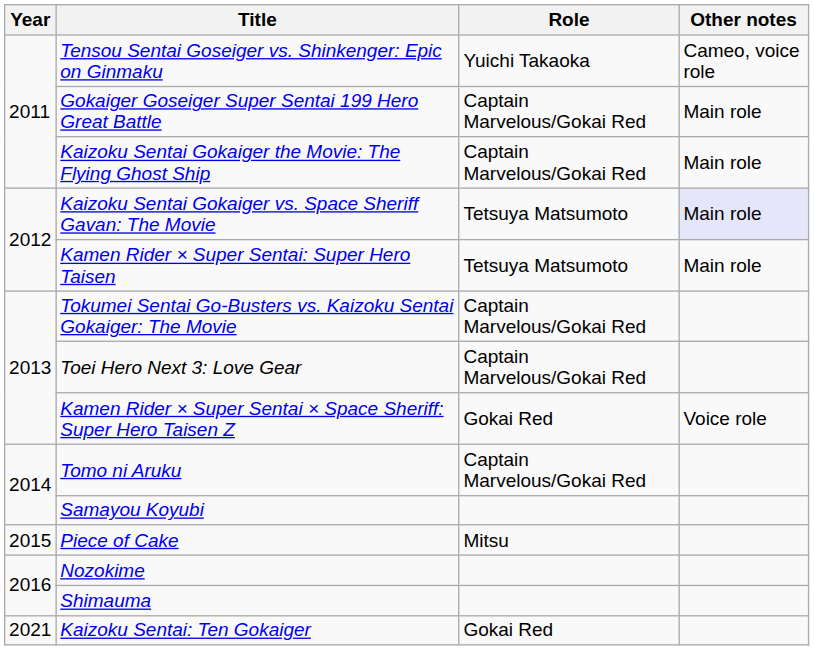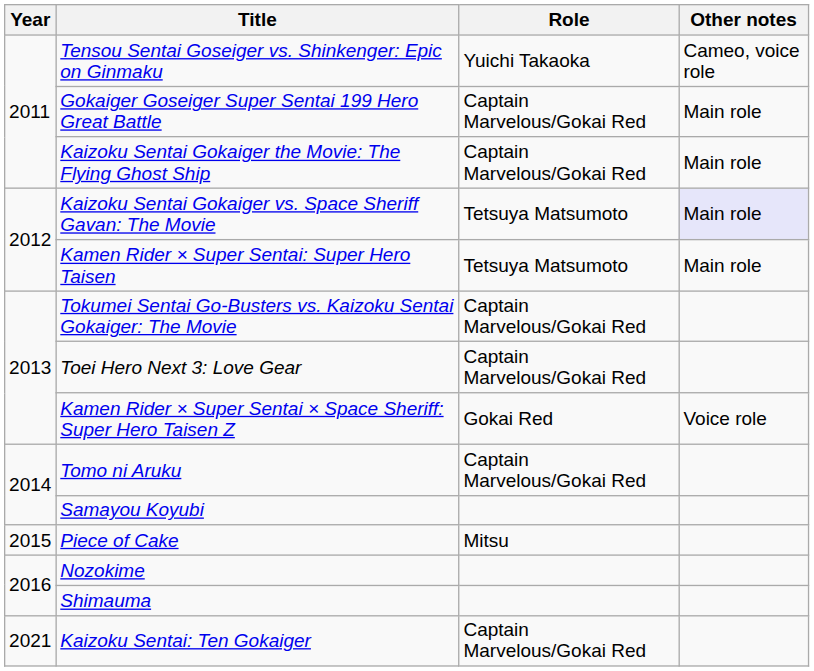(508, 631) Gokai Red -> (555, 641) Captain Marvelous/Gokai Red
